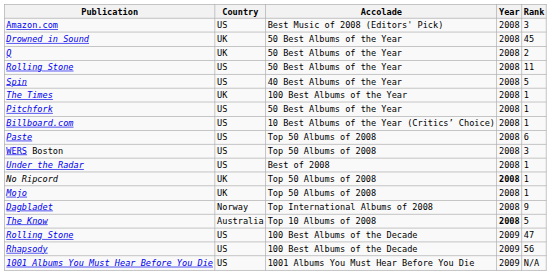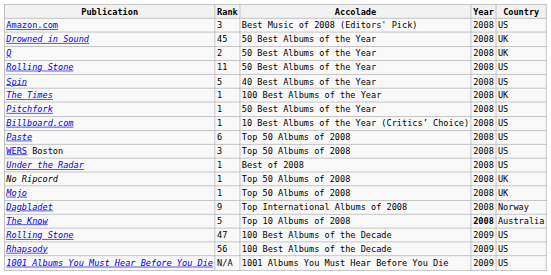columns swapped: (240, 11) <-> (534, 11)
(509, 179) bold -> (484, 179) normal
